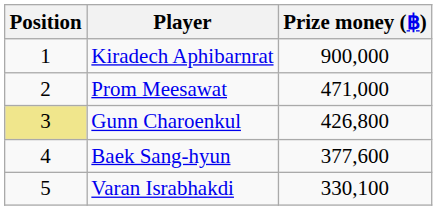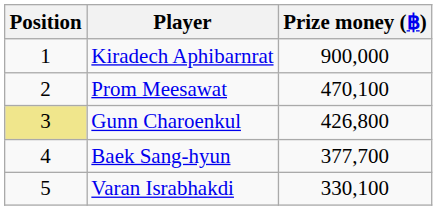(355, 88) 471,000 -> (355, 88) 470,100
(355, 155) 377,600 -> (355, 155) 377,700
